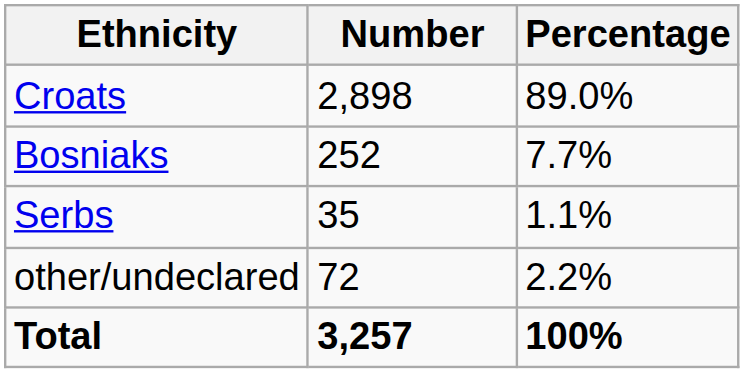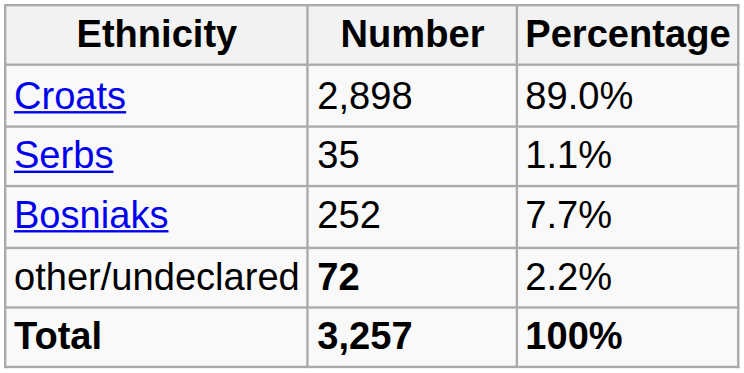rows swapped: (91, 155) <-> (64, 215)
(339, 276) normal -> (339, 276) bold
